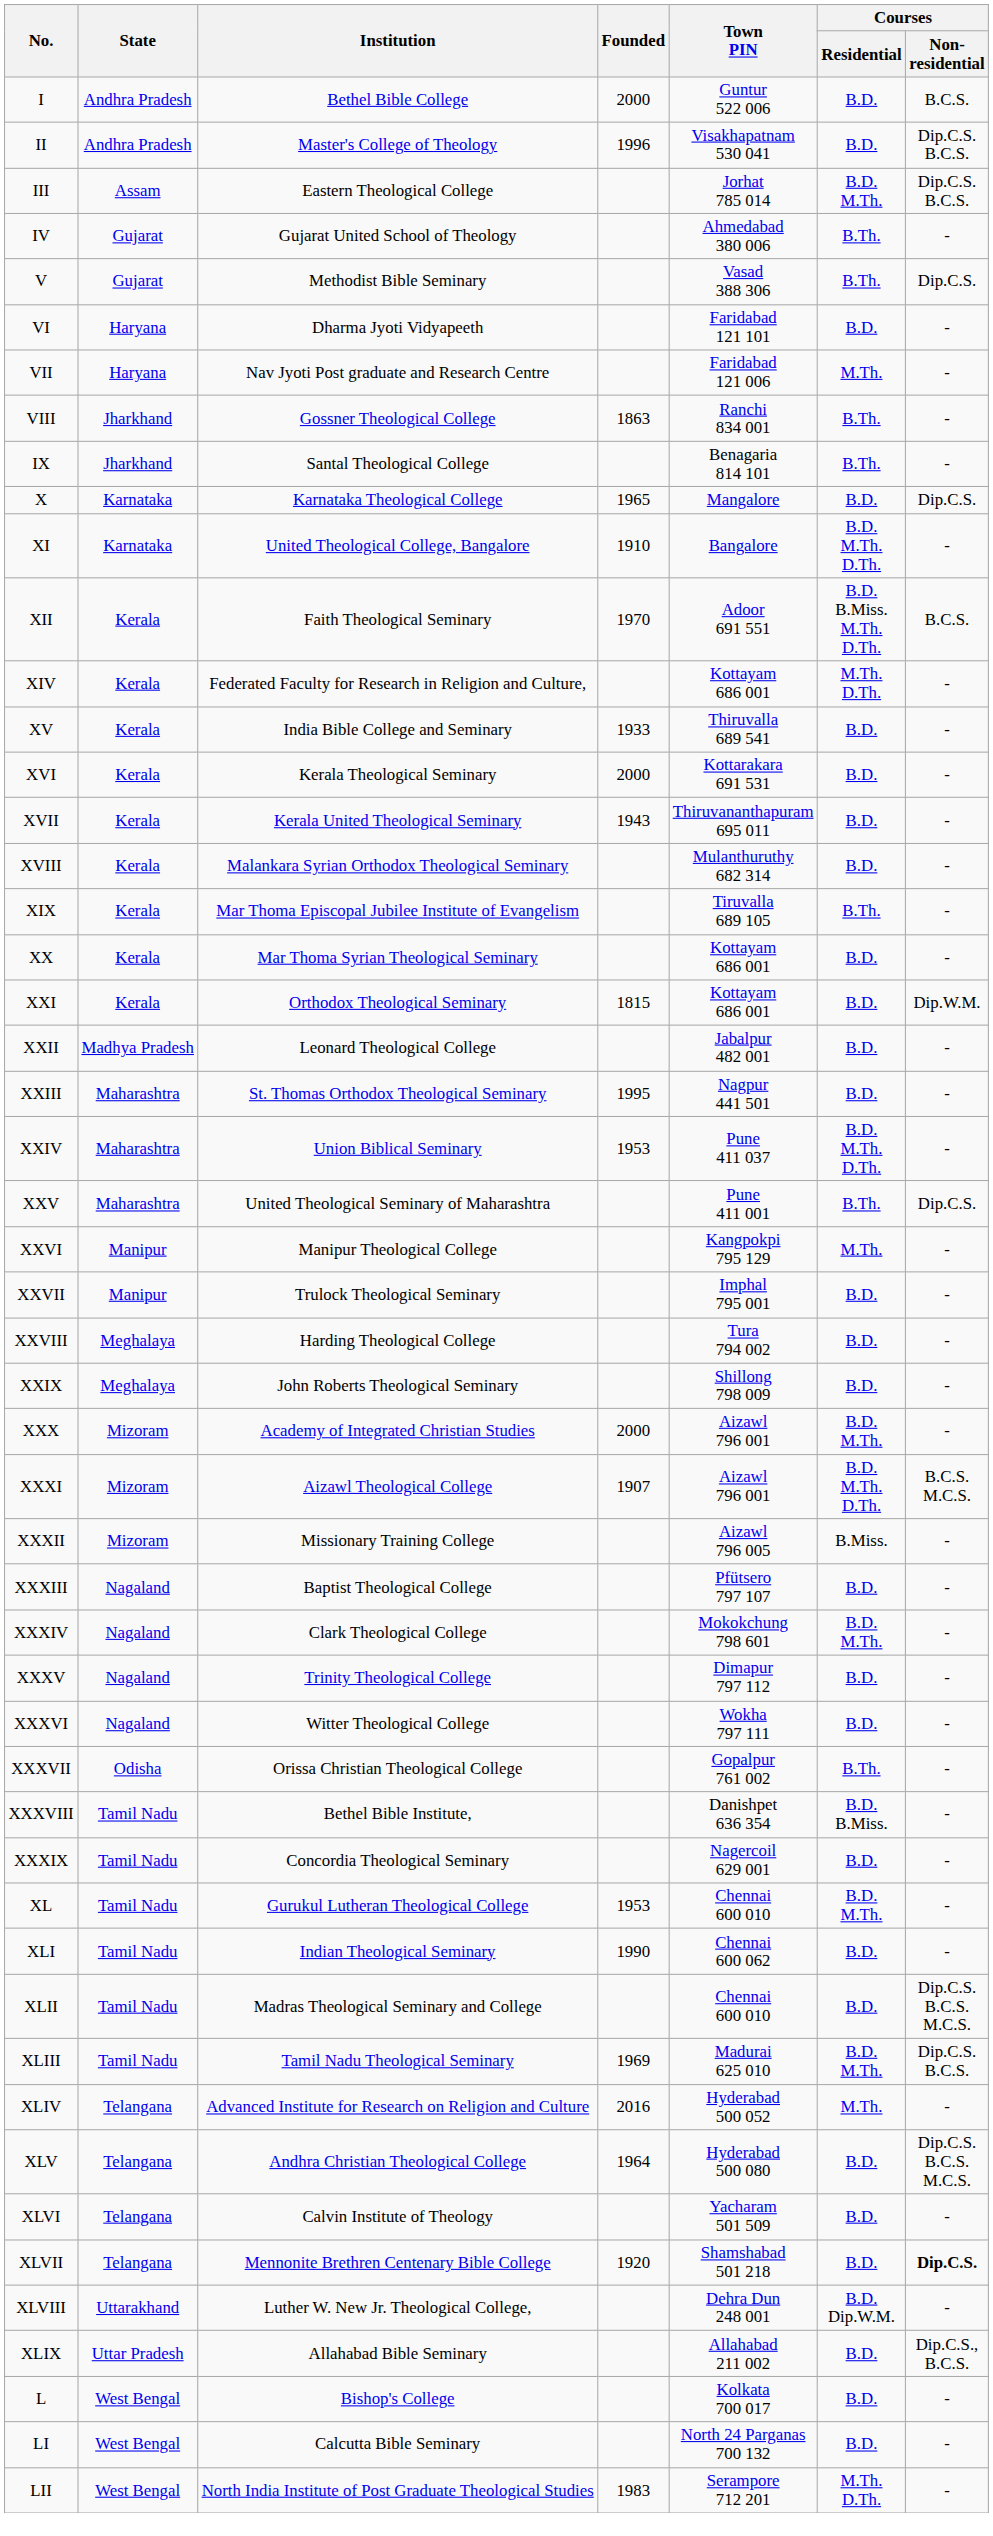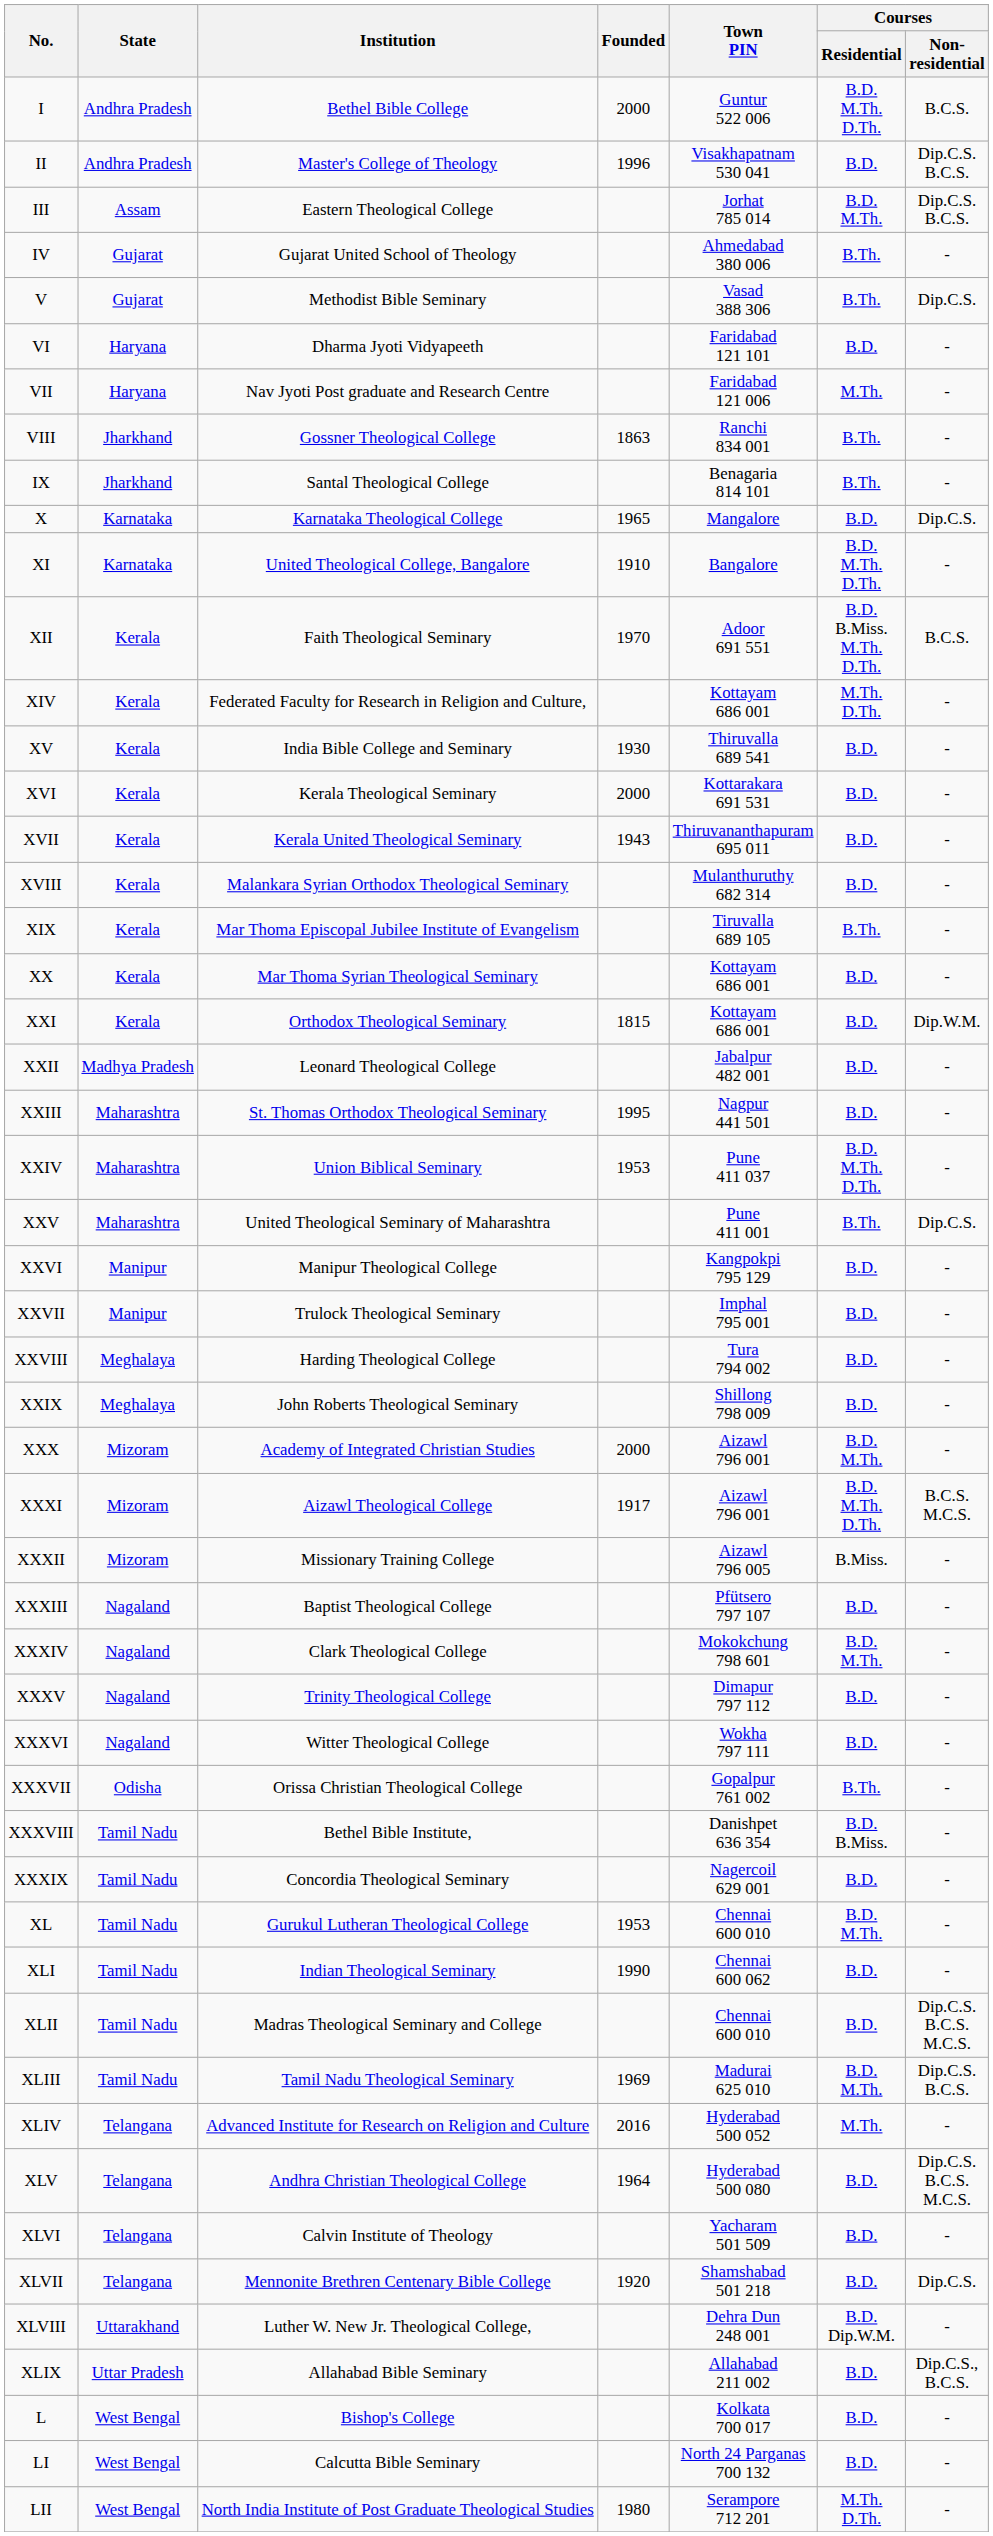(861, 99) B.D. -> (861, 108) B.D. M.Th. D.Th.
(633, 729) 1933 -> (633, 748) 1930
(861, 1249) M.Th. -> (861, 1268) B.D.
(633, 1486) 1907 -> (633, 1505) 1917
(947, 2262) bold -> (947, 2281) normal
(633, 2490) 1983 -> (633, 2508) 1980
